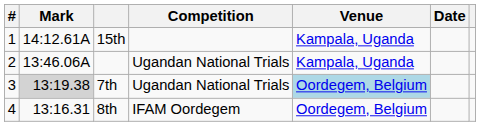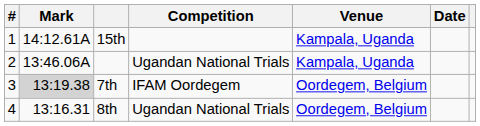(211, 86) Ugandan National Trials -> (186, 86) IFAM Oordegem
(362, 86) lightblue background -> (362, 86) no background
(186, 109) IFAM Oordegem -> (211, 109) Ugandan National Trials
